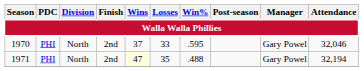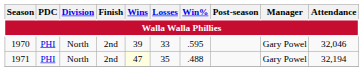(138, 44) 37 -> (138, 44) 39
